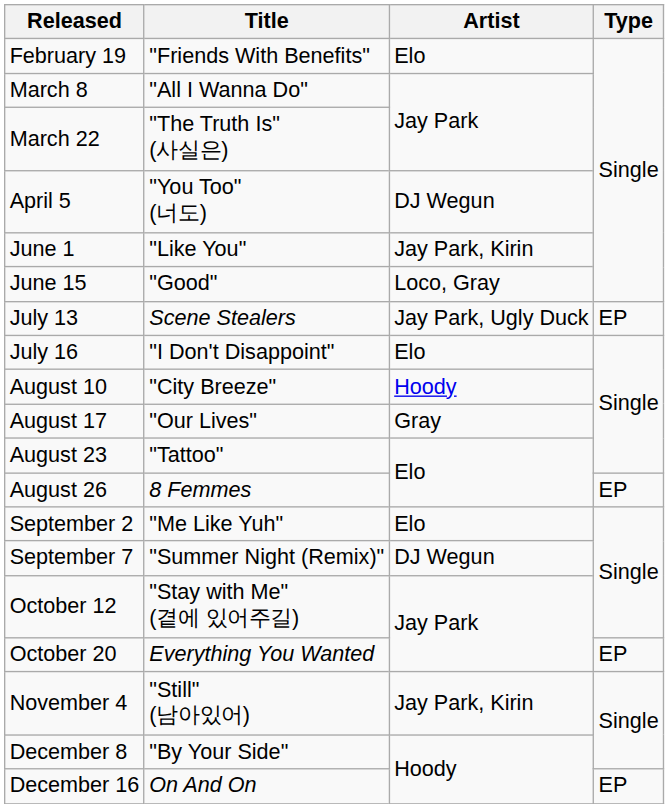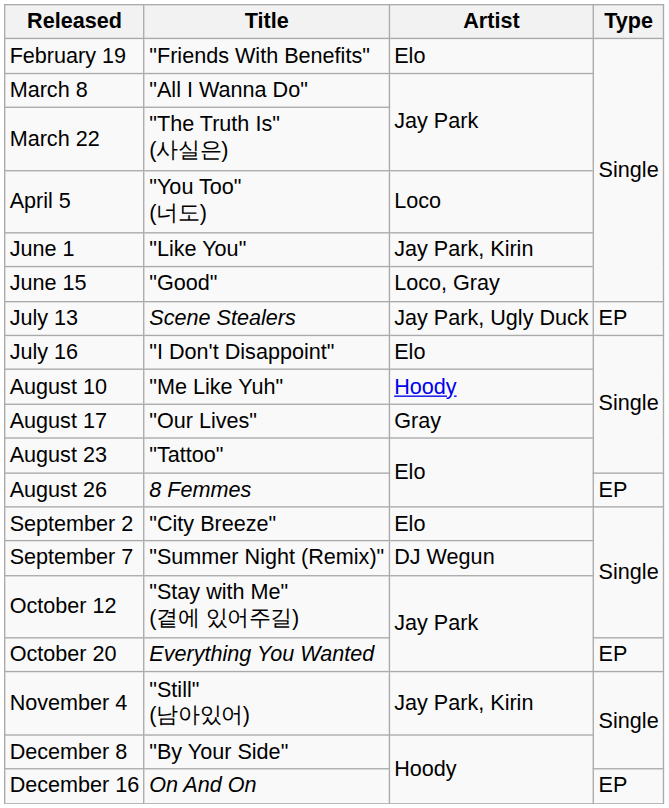(444, 201) DJ Wegun -> (418, 201) Loco
(213, 386) "City Breeze" -> (216, 386) "Me Like Yuh"
(216, 523) "Me Like Yuh" -> (213, 523) "City Breeze"
